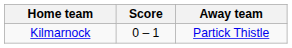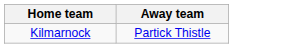- column: (146, 14)
